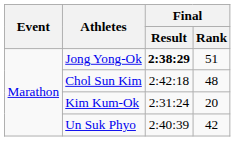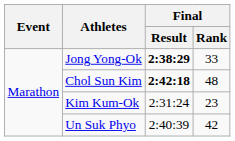(212, 59) 51 -> (212, 59) 33
(169, 81) normal -> (169, 81) bold
(212, 103) 20 -> (212, 103) 23
